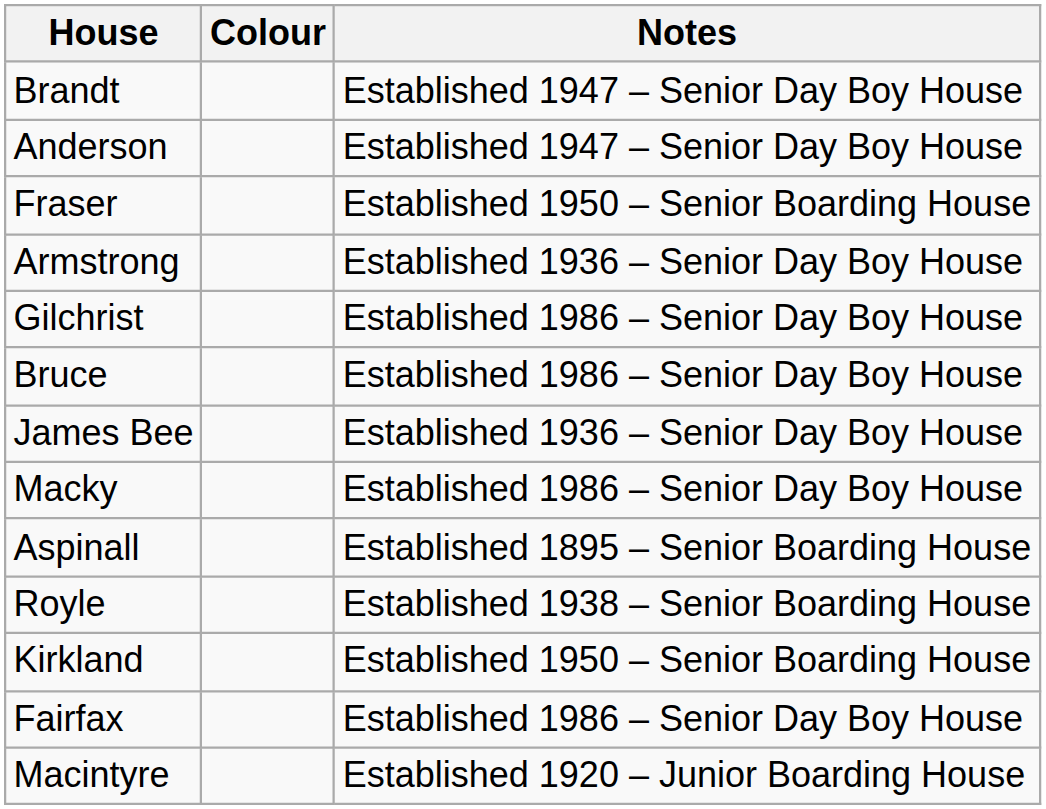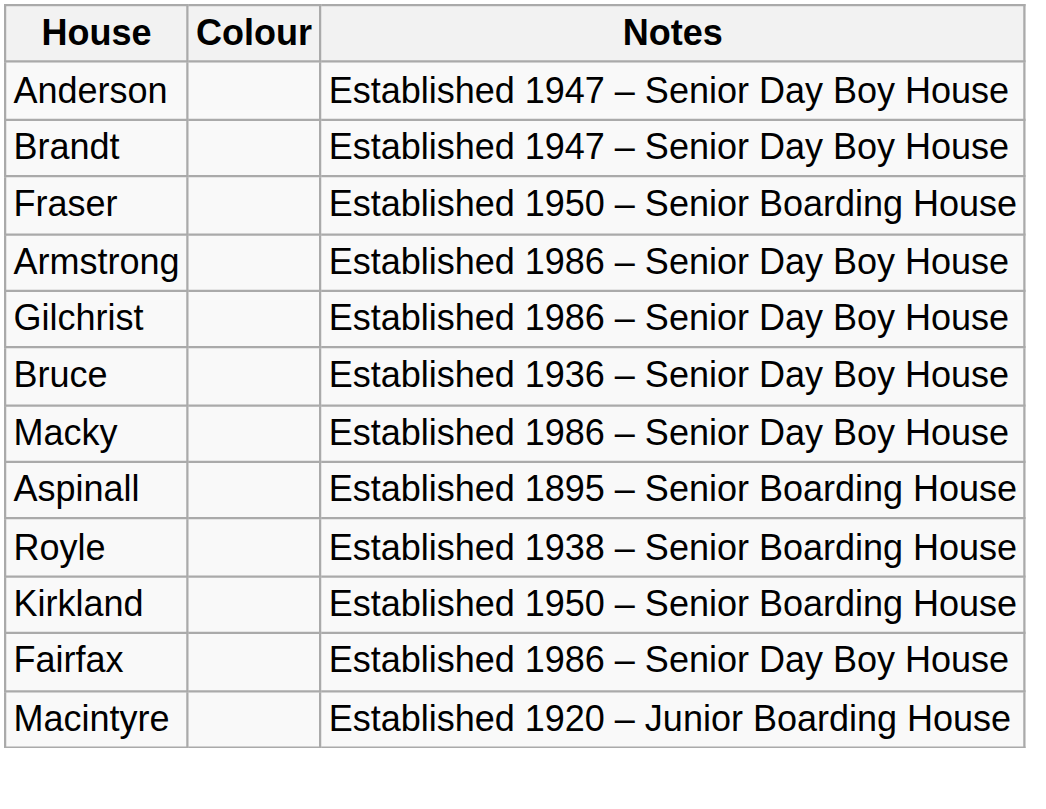rows swapped: (66, 90) <-> (90, 147)
(683, 261) Established 1936 – Senior Day Boy House -> (669, 261) Established 1986 – Senior Day Boy House
(683, 375) Established 1986 – Senior Day Boy House -> (669, 375) Established 1936 – Senior Day Boy House
- row: (103, 432)
